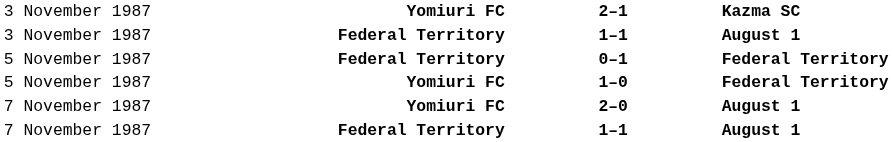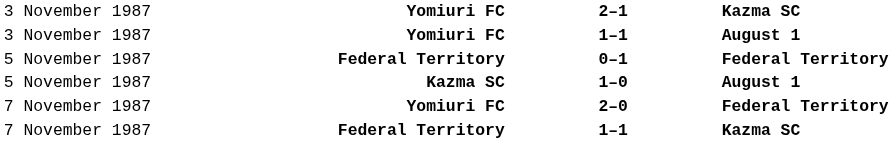(421, 36) Federal Territory -> (456, 36) Yomiuri FC
(456, 83) Yomiuri FC -> (465, 83) Kazma SC
(805, 83) Federal Territory -> (761, 83) August 1
(761, 107) August 1 -> (805, 107) Federal Territory
(761, 131) August 1 -> (761, 131) Kazma SC
